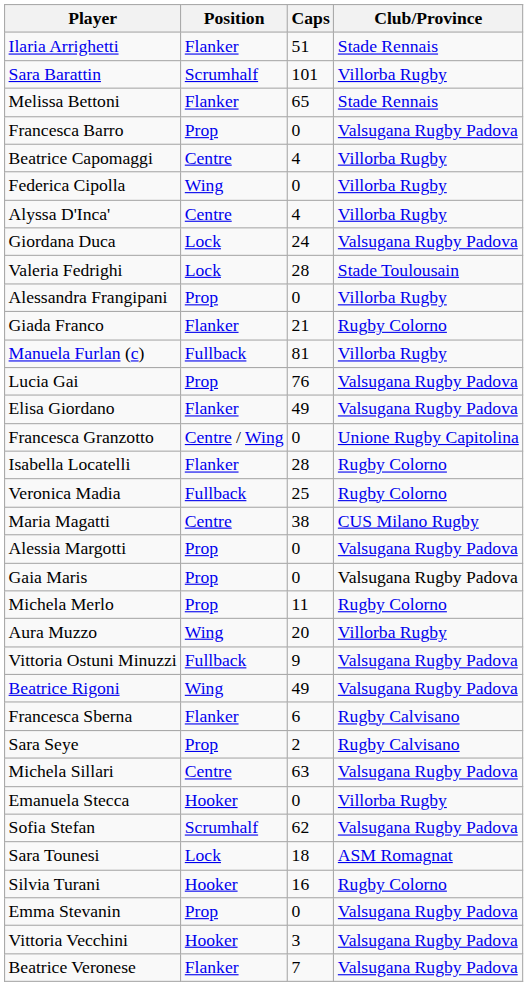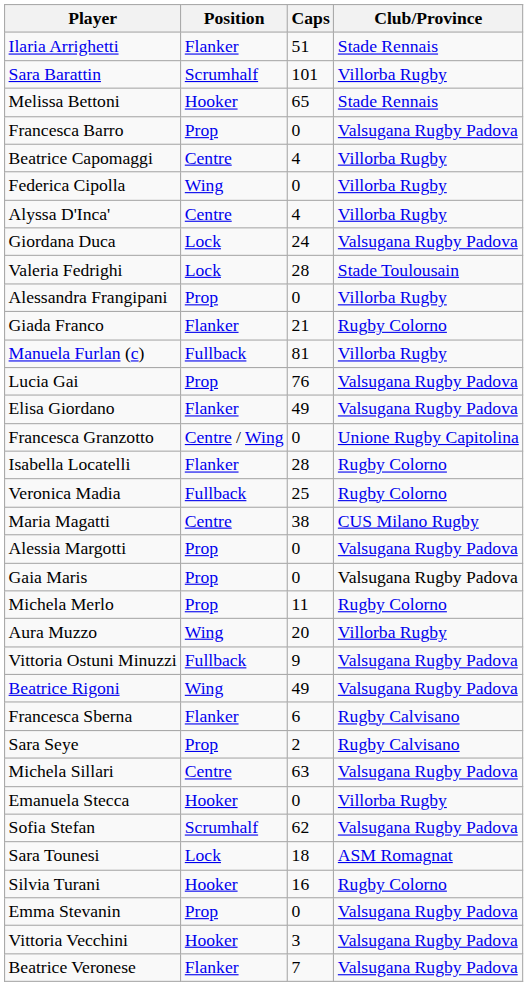(212, 102) Flanker -> (211, 102) Hooker
